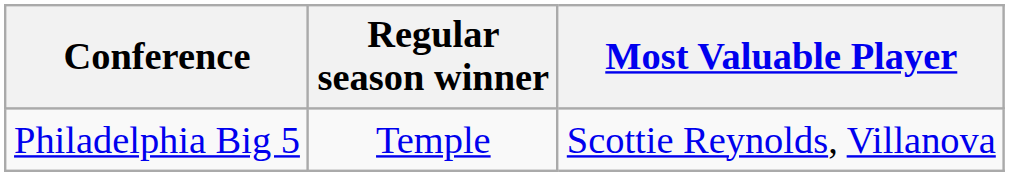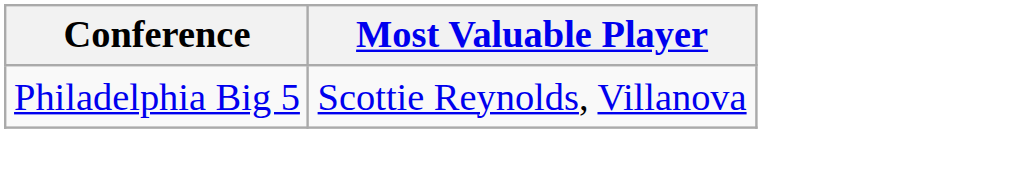- column: (433, 56)
